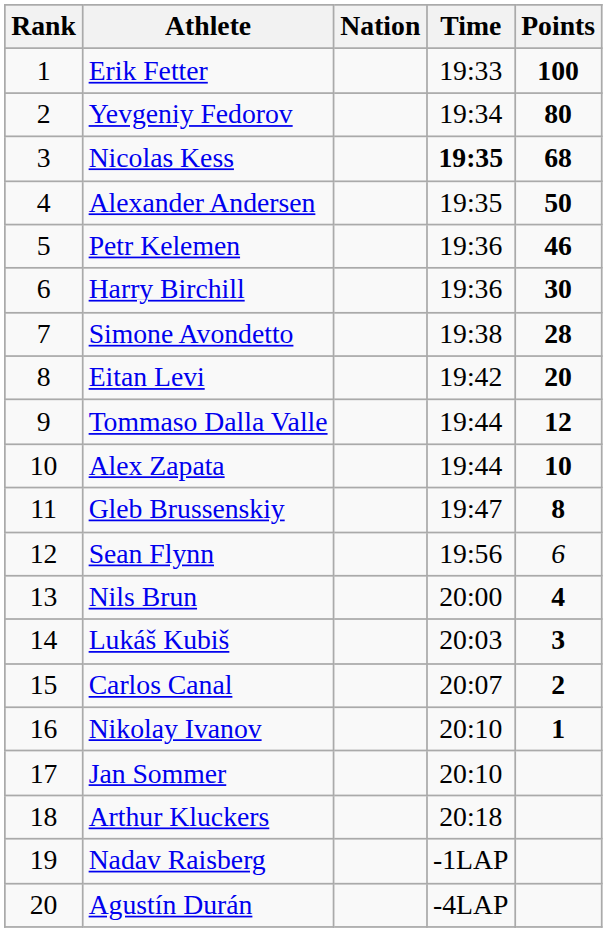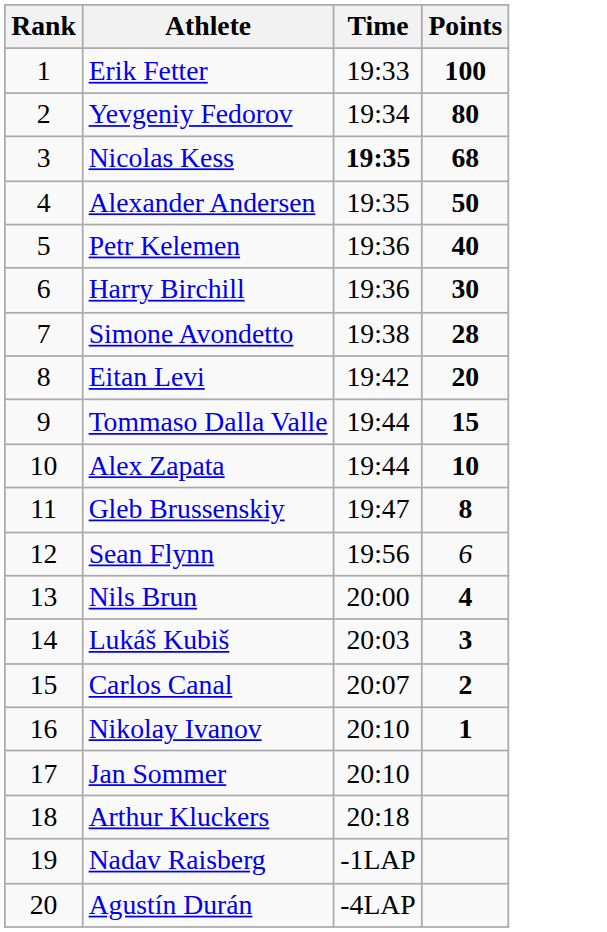- column: (380, 26)
(558, 245) 46 -> (465, 245) 40
(558, 421) 12 -> (465, 421) 15
